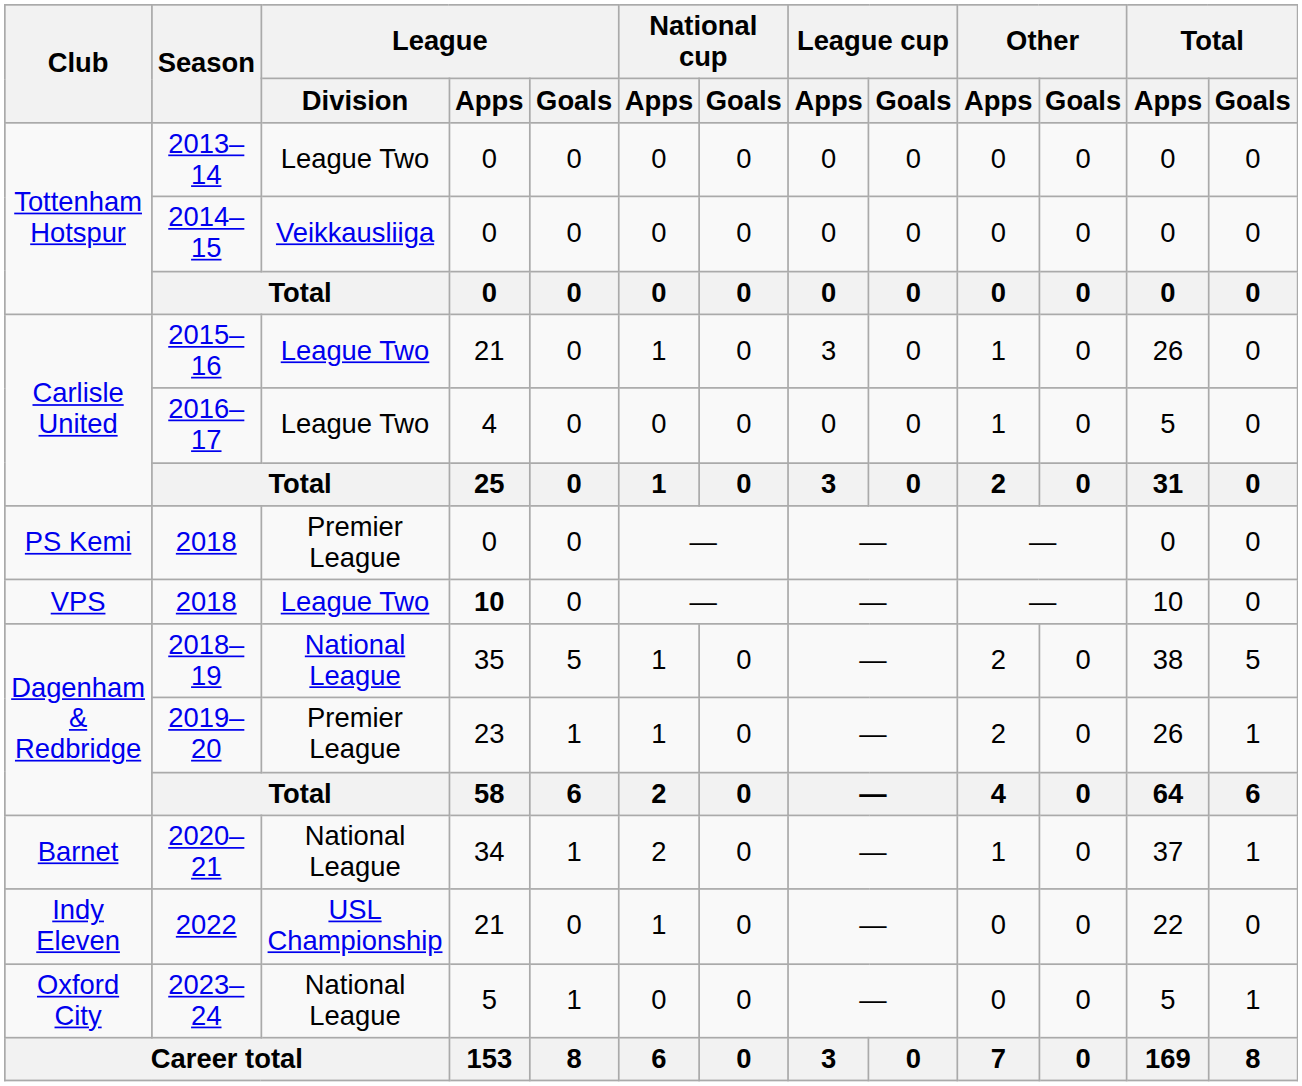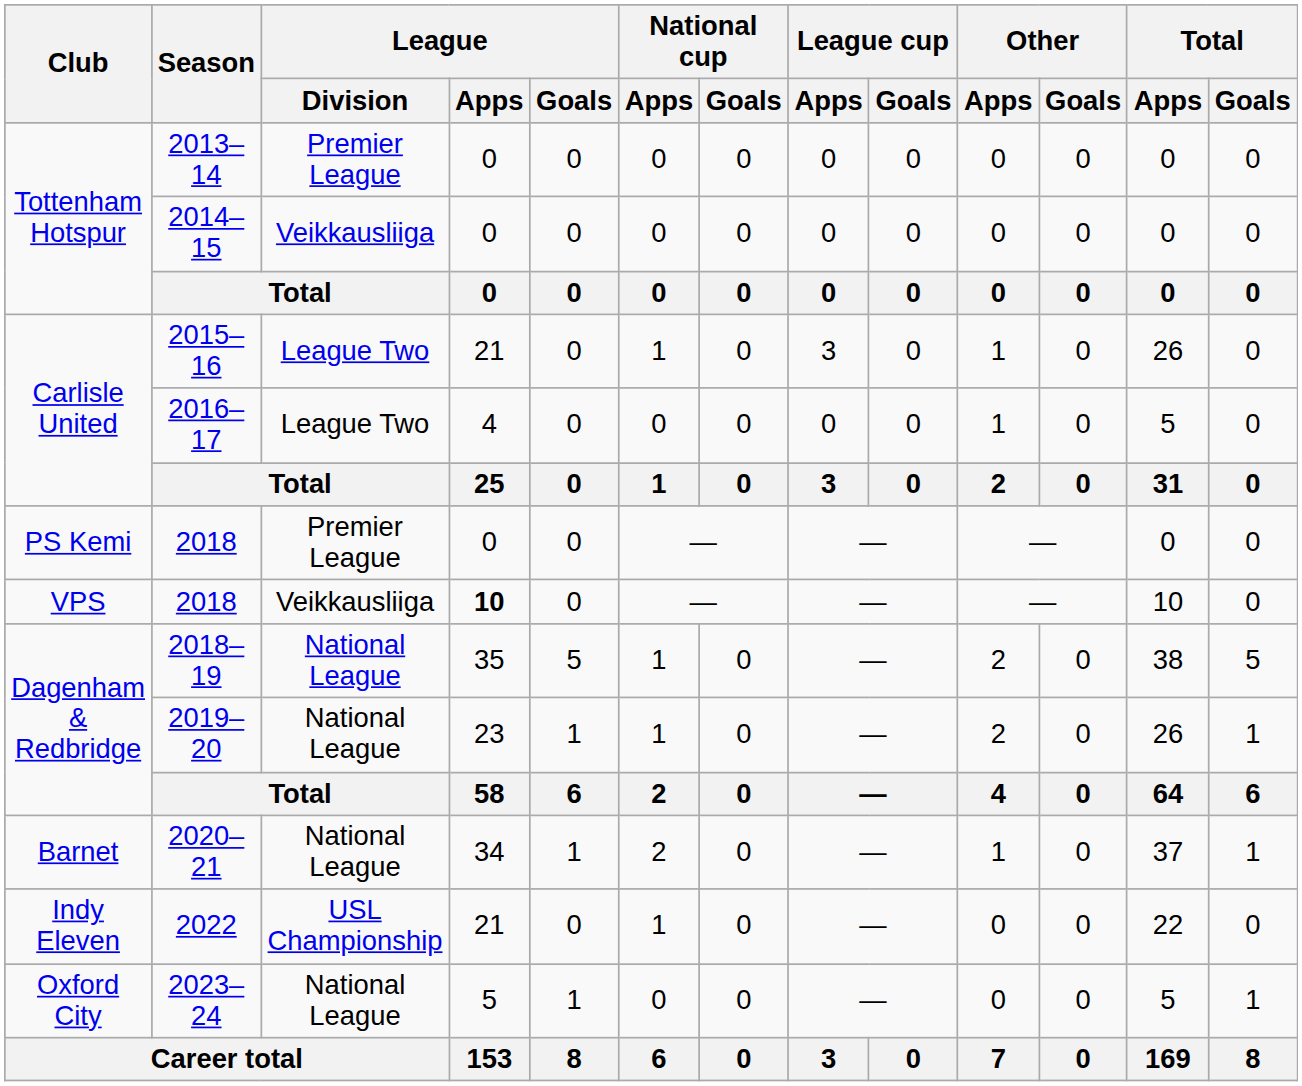(355, 159) League Two -> (355, 159) Premier League
(355, 601) League Two -> (355, 601) Veikkausliiga
(355, 734) Premier League -> (355, 734) National League
